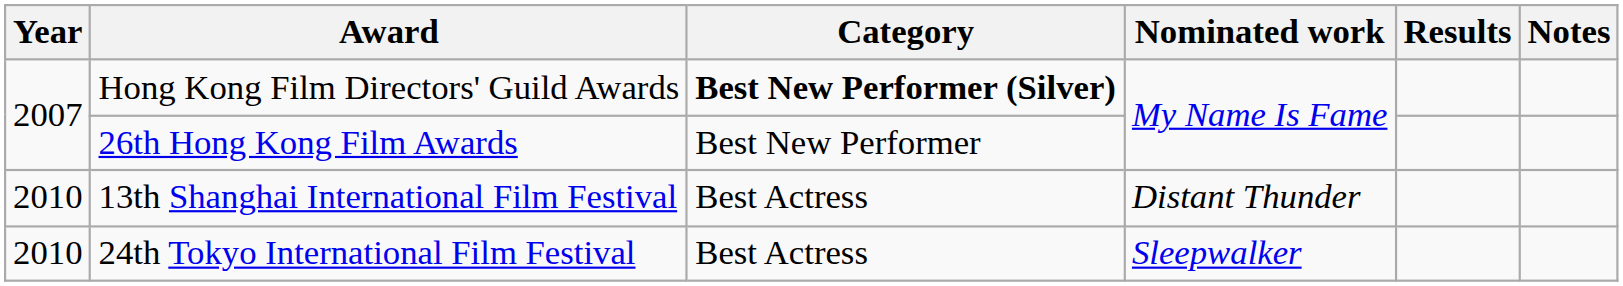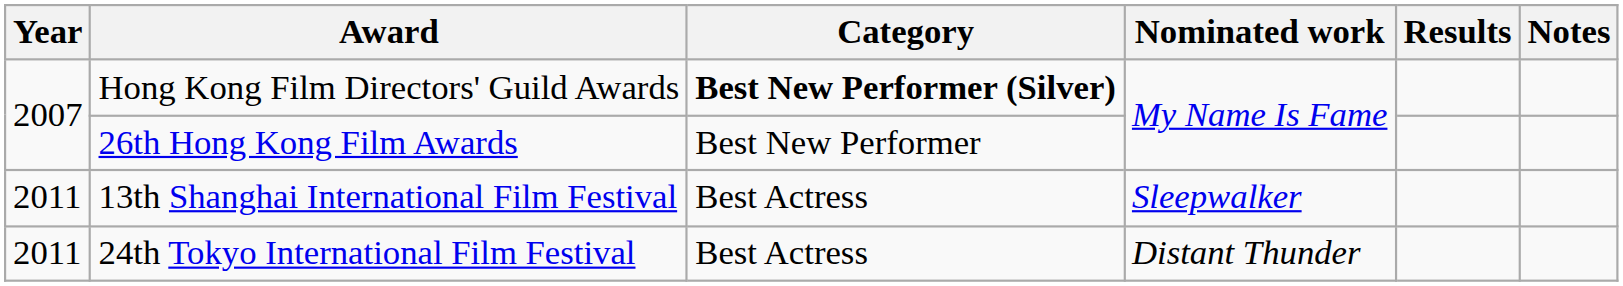(48, 197) 2010 -> (47, 197) 2011
(1246, 197) Distant Thunder -> (1217, 197) Sleepwalker
(48, 252) 2010 -> (47, 252) 2011
(1217, 252) Sleepwalker -> (1246, 252) Distant Thunder
